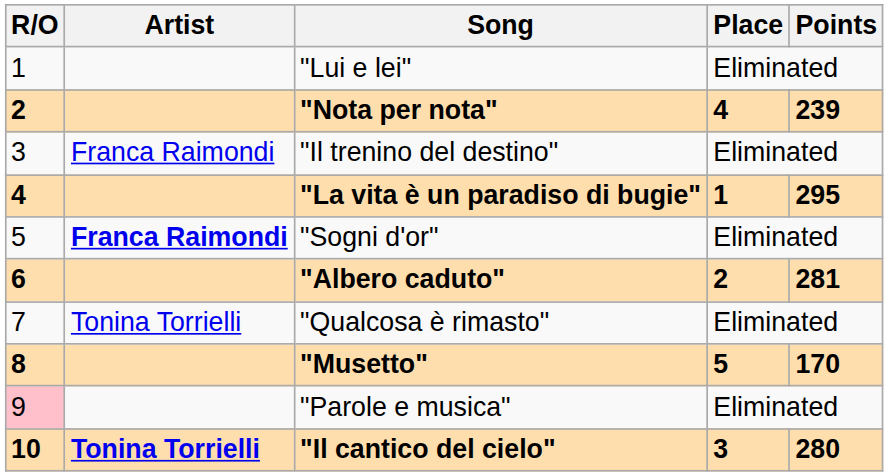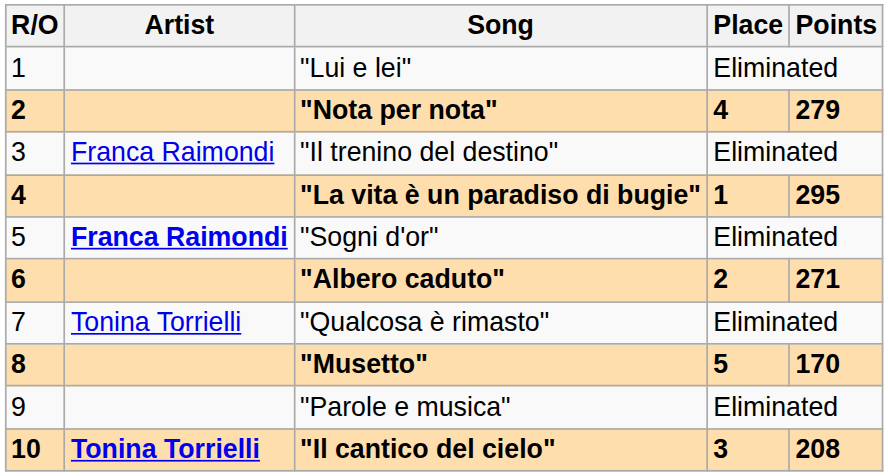(818, 110) 239 -> (818, 110) 279
(818, 279) 281 -> (818, 279) 271
(19, 407) pink background -> (19, 407) no background
(818, 449) 280 -> (818, 449) 208
